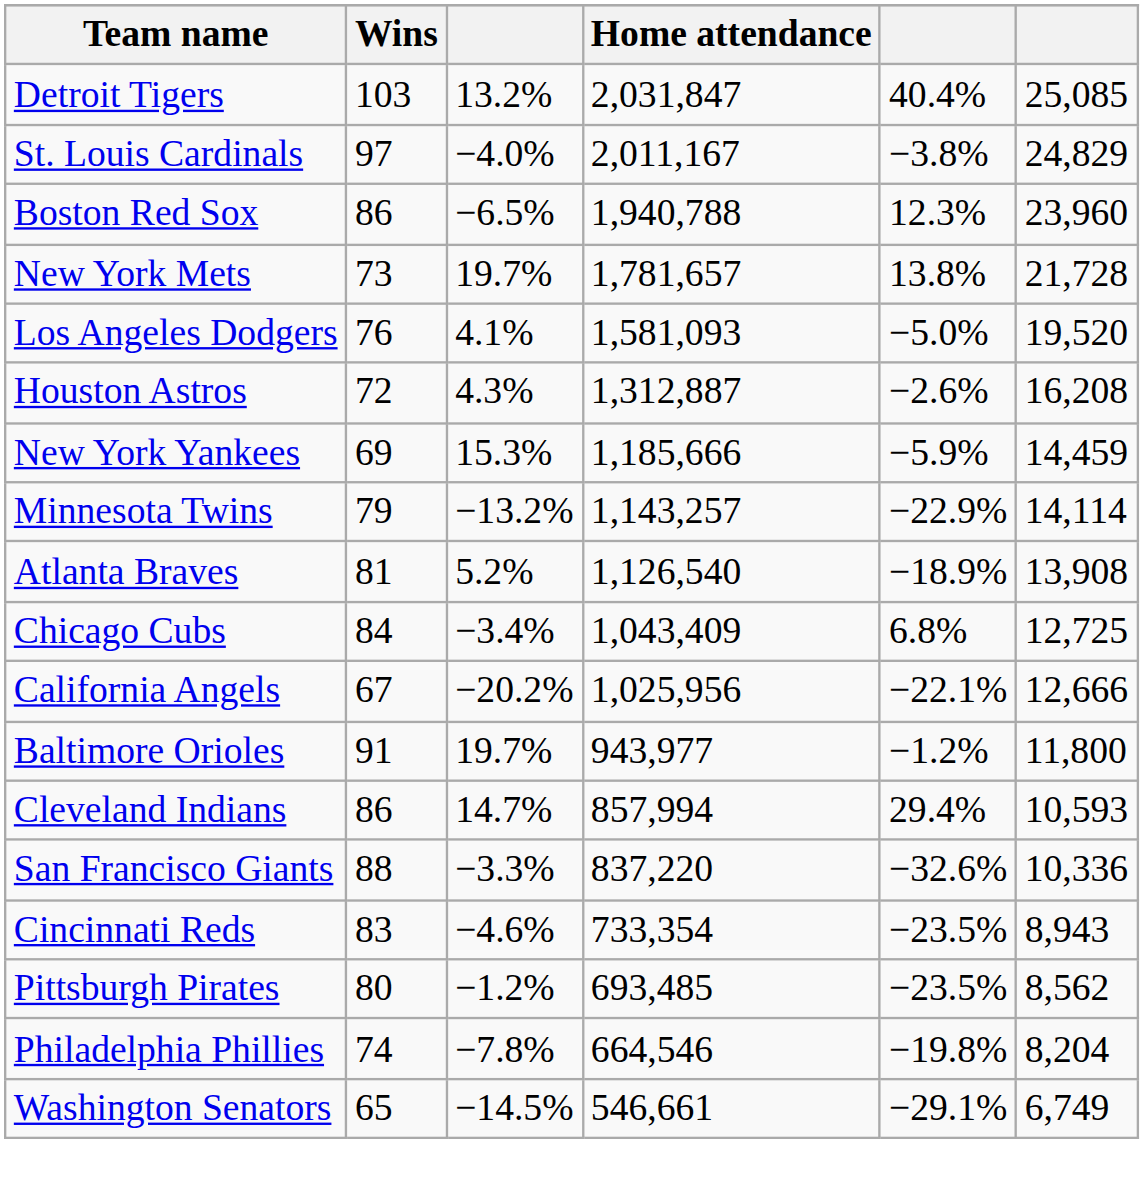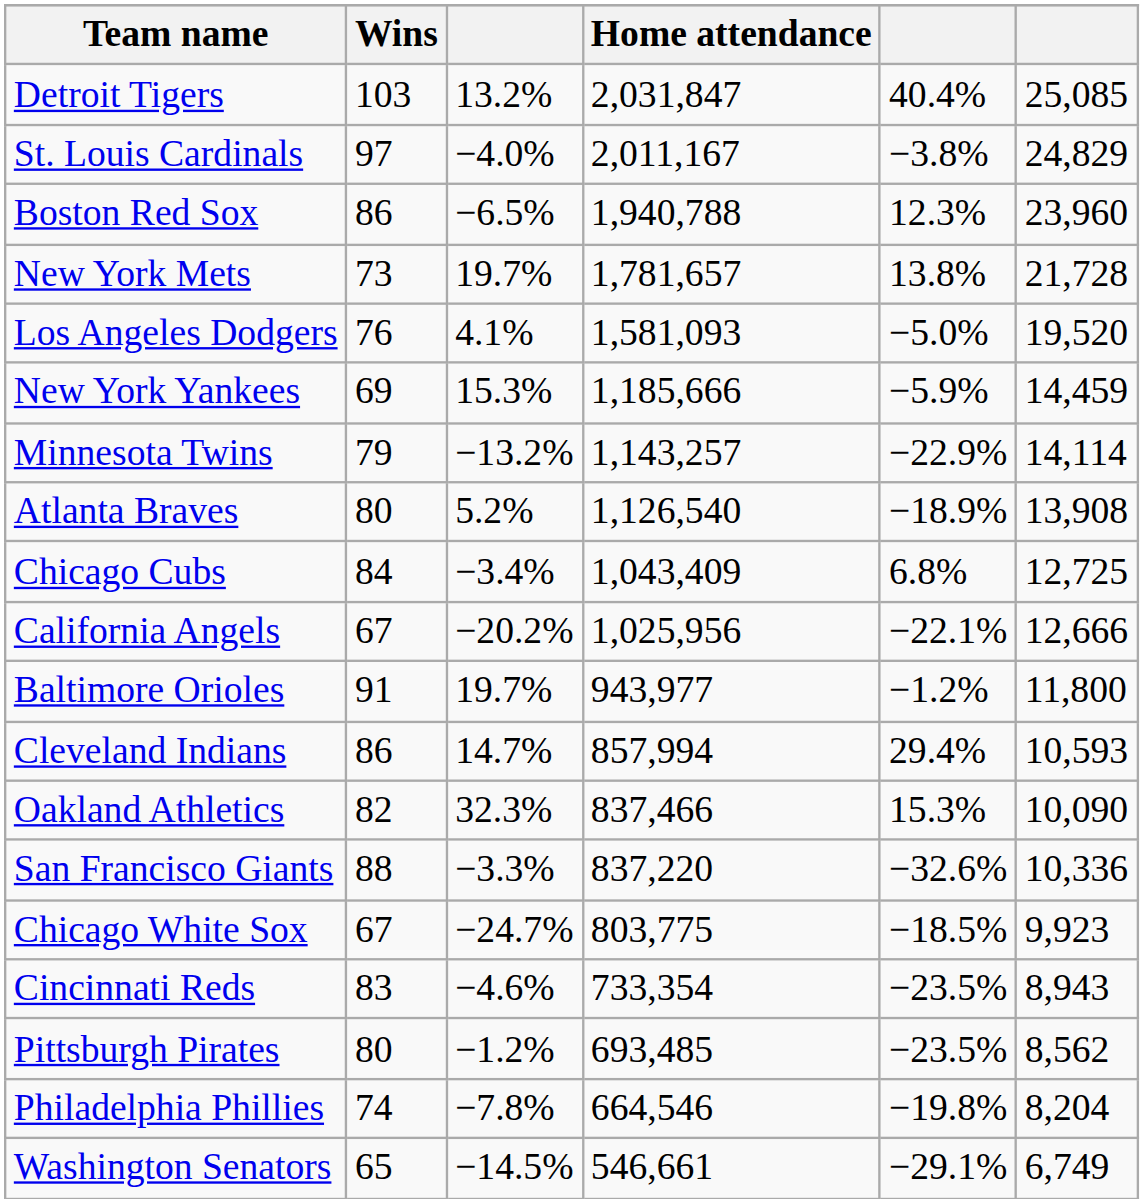- row: (130, 392)
(374, 570) 81 -> (374, 511) 80
+ row: (149, 809)
+ row: (161, 928)
